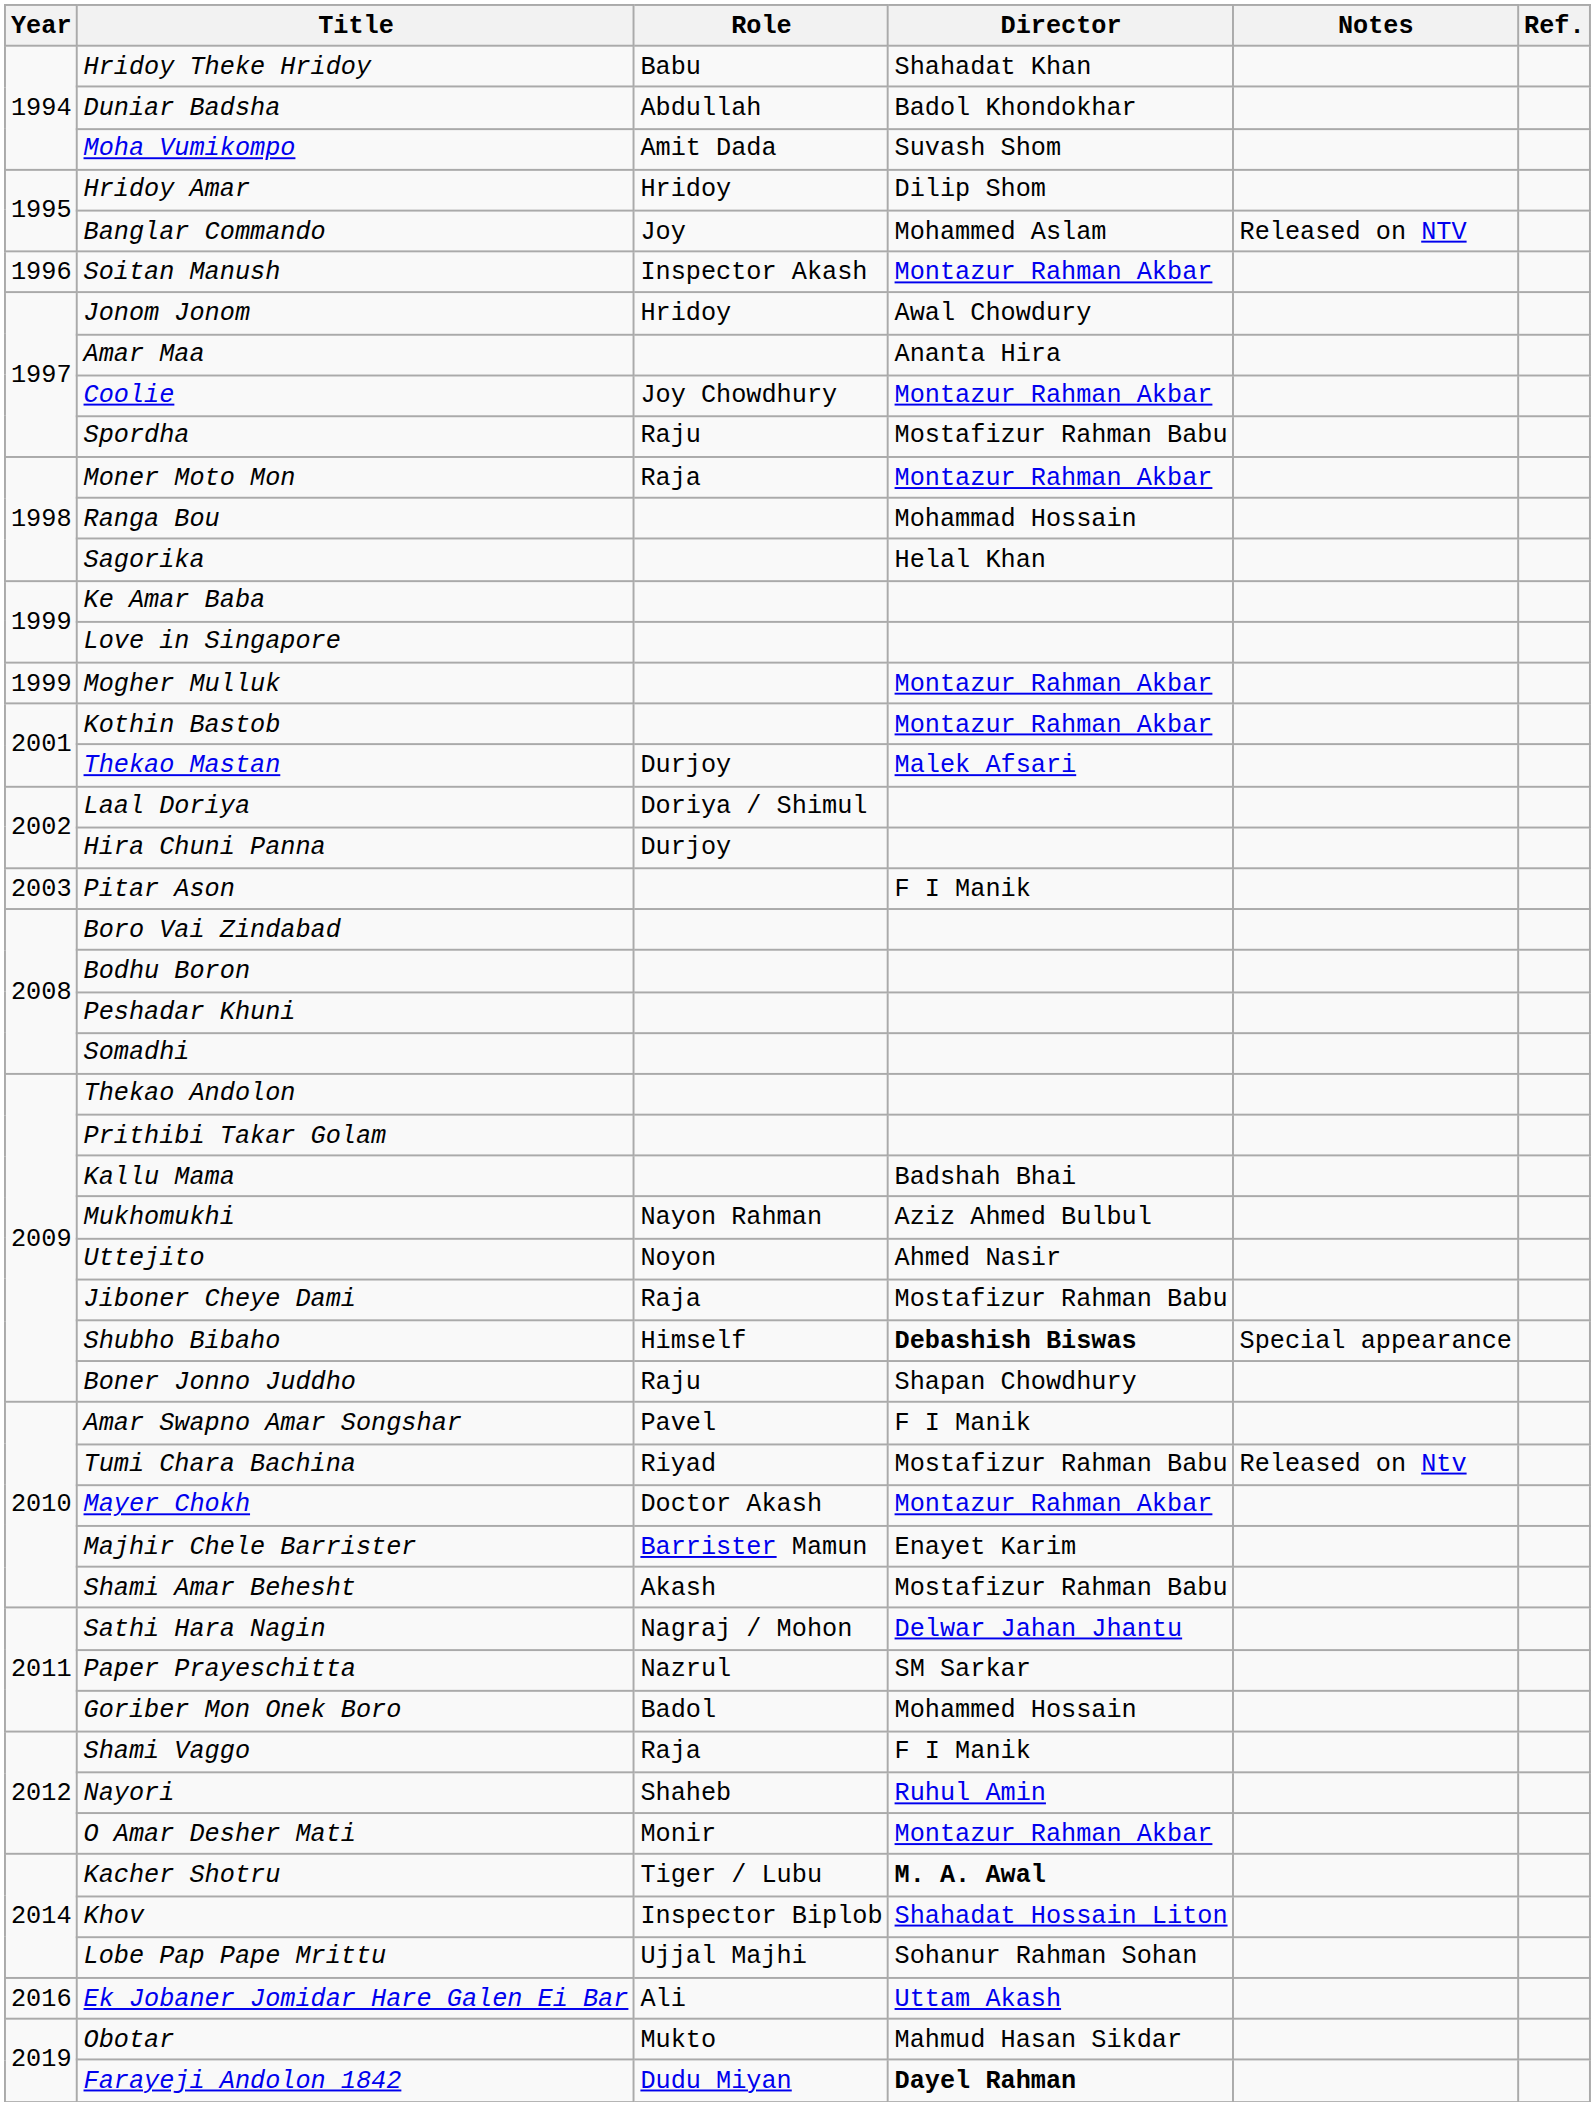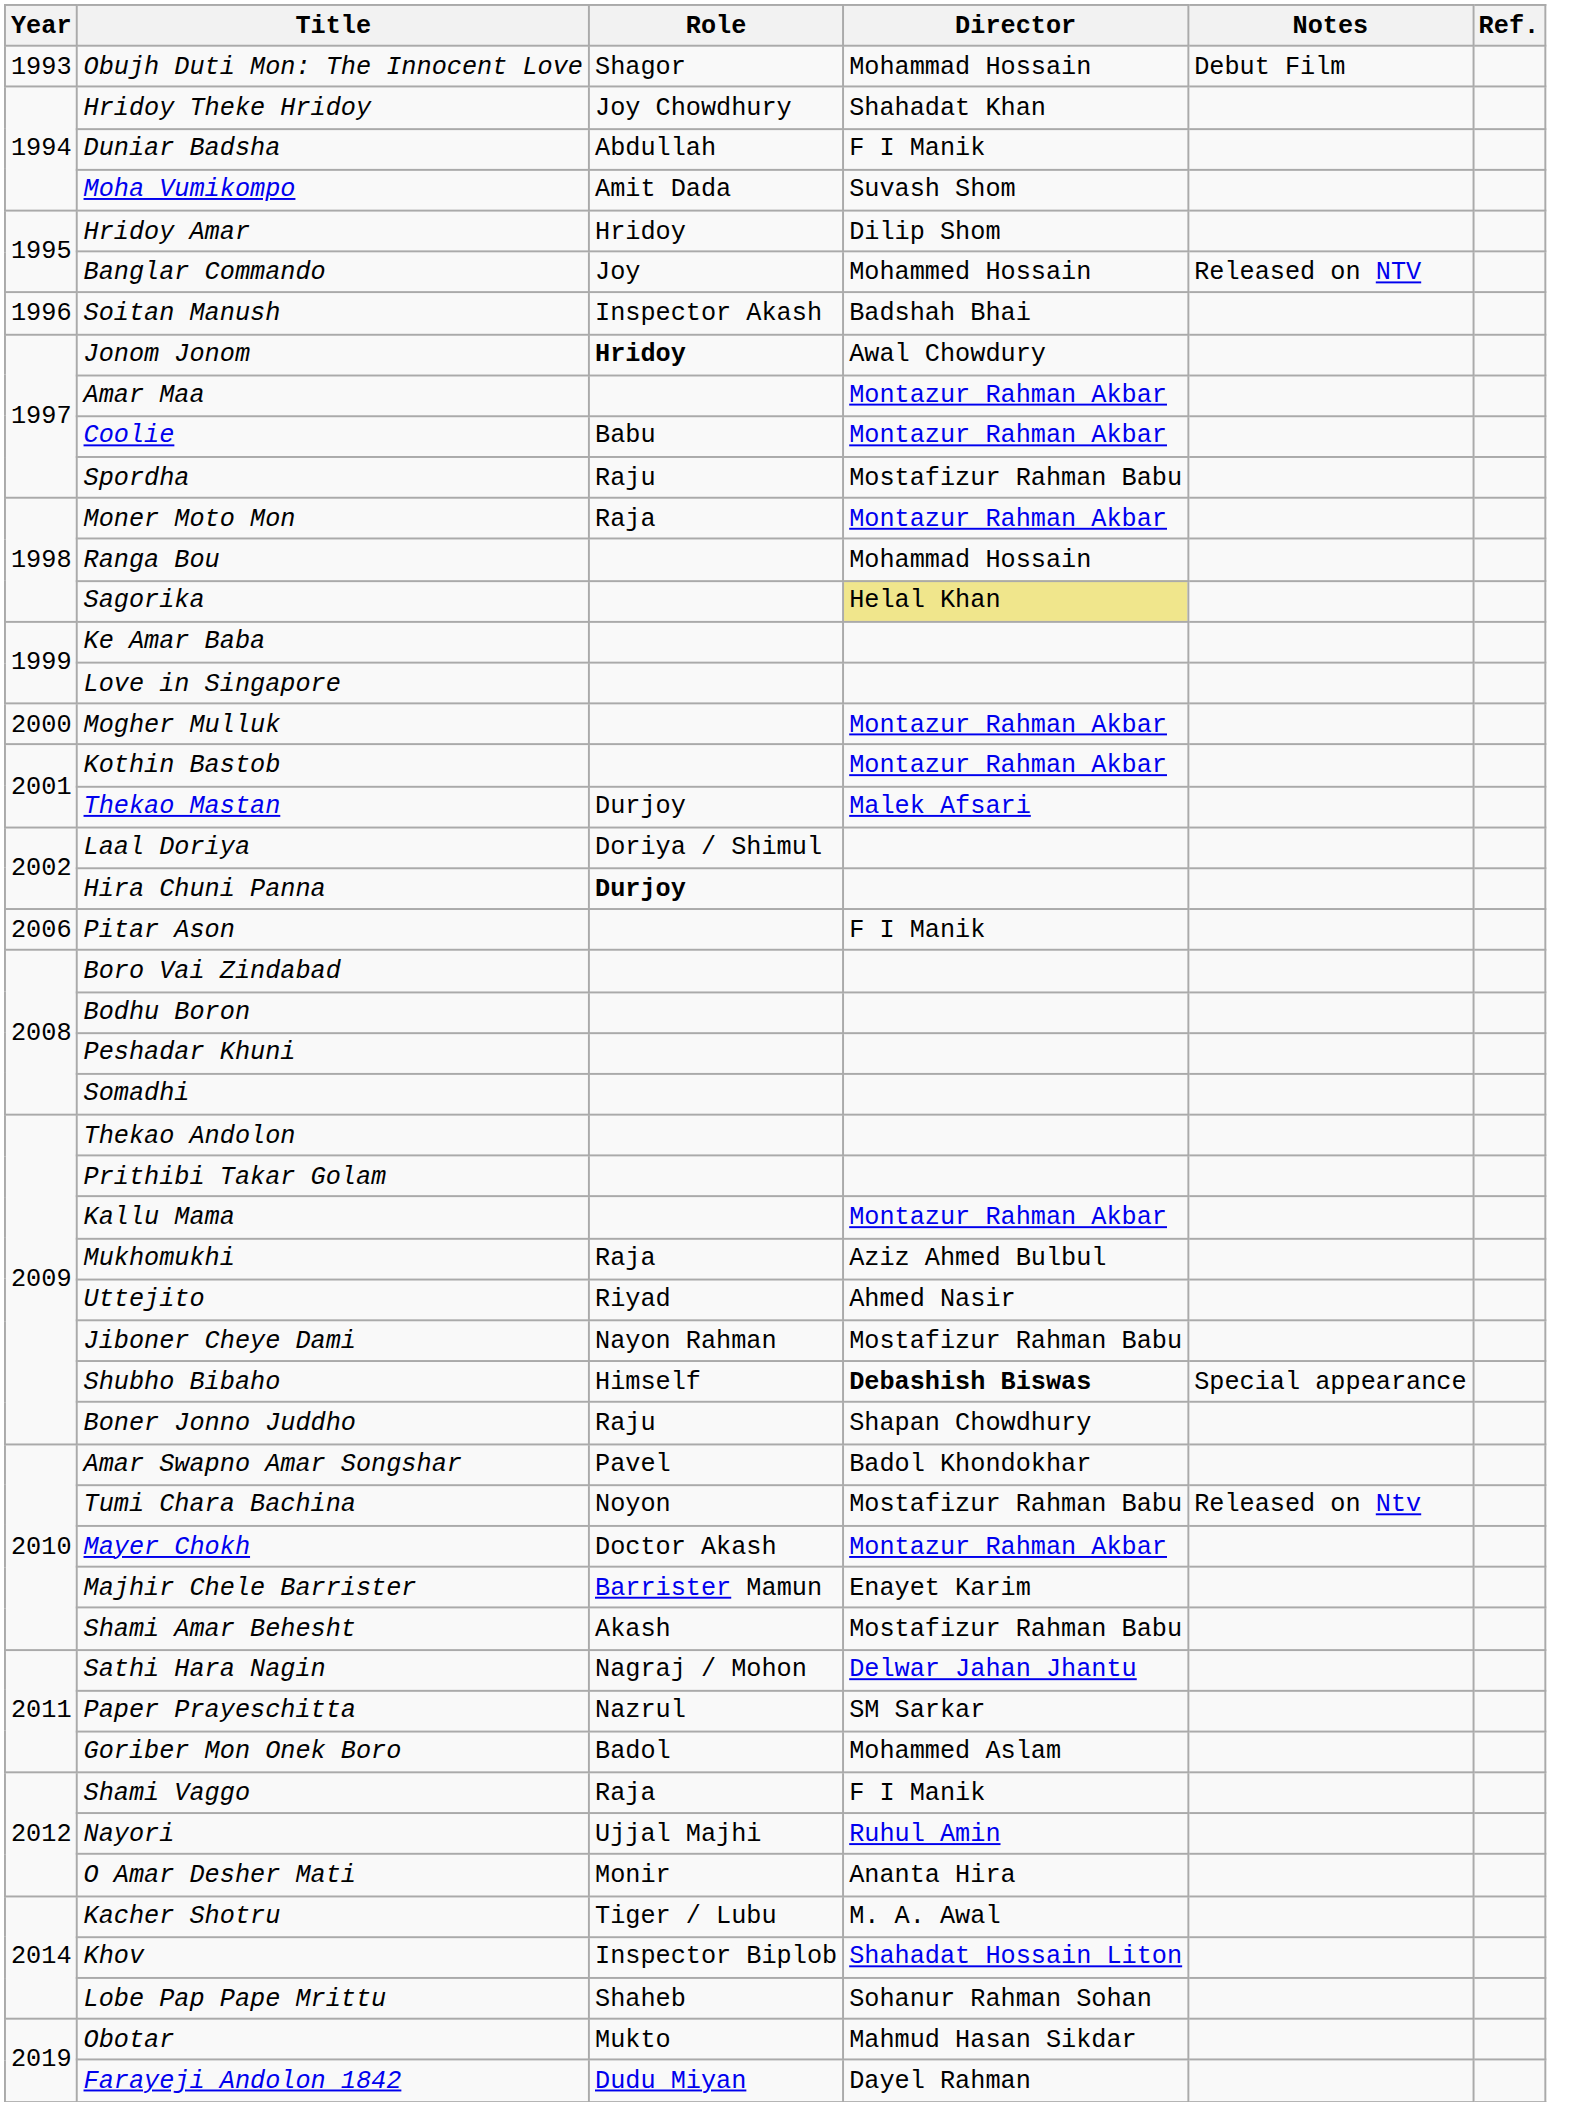+ row: (333, 67)
(671, 67) Babu -> (693, 108) Joy Chowdhury
(1016, 108) Badol Khondokhar -> (917, 149) F I Manik
(1001, 231) Mohammed Aslam -> (970, 272) Mohammed Hossain
(1053, 272) Montazur Rahman Akbar -> (940, 313) Badshah Bhai
(686, 313) normal -> (640, 354) bold
(978, 354) Ananta Hira -> (1008, 395) Montazur Rahman Akbar
(739, 395) Joy Chowdhury -> (625, 437) Babu
(970, 560) no background -> (925, 601) khaki background
(41, 683) 1999 -> (41, 724) 2000
(686, 848) normal -> (640, 889) bold
(41, 889) 2003 -> (41, 930) 2006
(985, 1176) Badshah Bhai -> (1008, 1218) Montazur Rahman Akbar
(731, 1218) Nayon Rahman -> (625, 1259) Raja
(678, 1259) Noyon -> (633, 1300) Riyad
(671, 1300) Raja -> (686, 1341) Nayon Rahman
(963, 1423) F I Manik -> (970, 1464) Badol Khondokhar
(678, 1464) Riyad -> (633, 1505) Noyon
(1016, 1711) Mohammed Hossain -> (955, 1752) Mohammed Aslam
(686, 1793) Shaheb -> (678, 1834) Ujjal Majhi
(1053, 1834) Montazur Rahman Akbar -> (932, 1875) Ananta Hira
(970, 1875) bold -> (925, 1916) normal
(724, 1957) Ujjal Majhi -> (640, 1999) Shaheb
- row: (356, 1999)
(985, 2081) bold -> (940, 2081) normal
